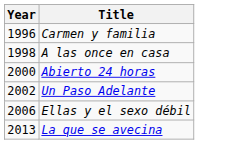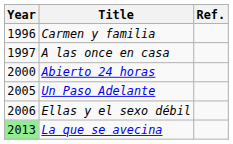+ column: (211, 14)
(22, 53) 1998 -> (22, 53) 1997
(22, 91) 2002 -> (22, 91) 2005
(22, 130) no background -> (22, 130) lightgreen background
